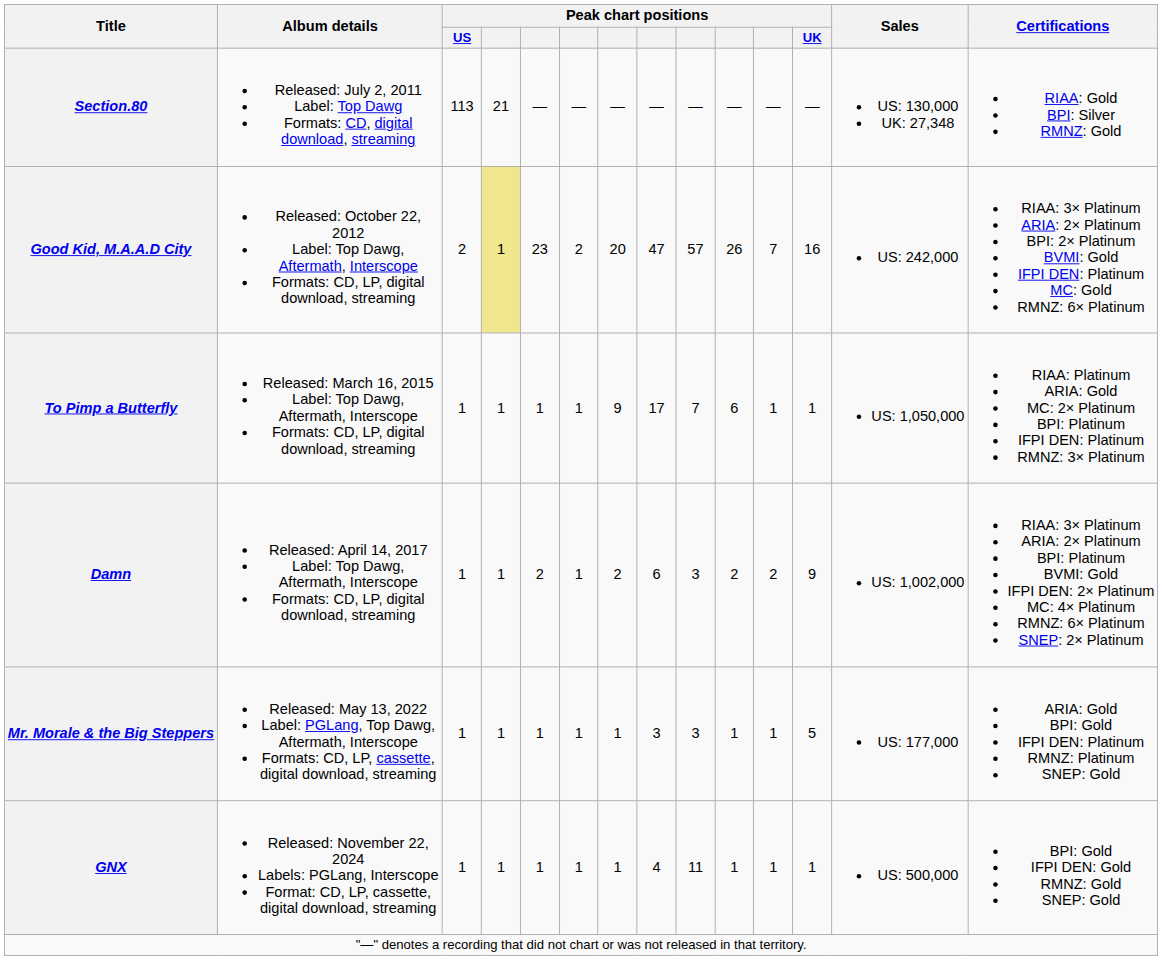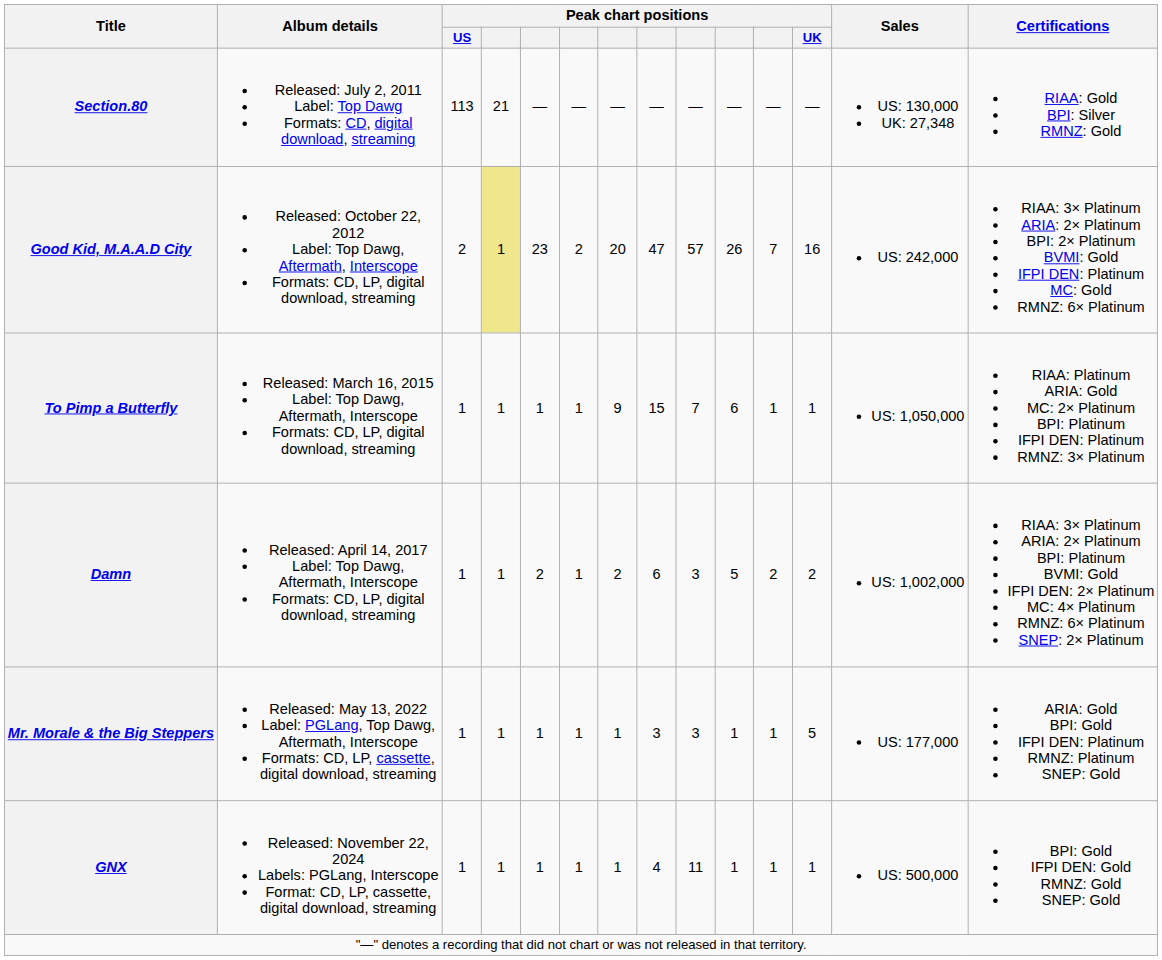(657, 408) 17 -> (657, 408) 15
(734, 575) 2 -> (734, 575) 5
(812, 575) 9 -> (812, 575) 2
